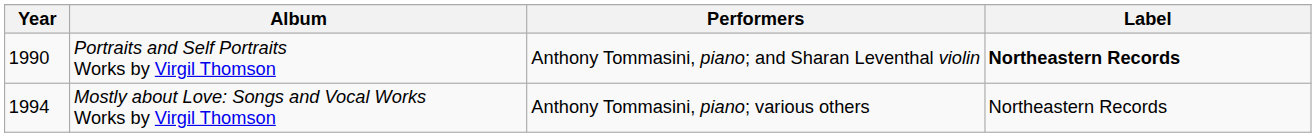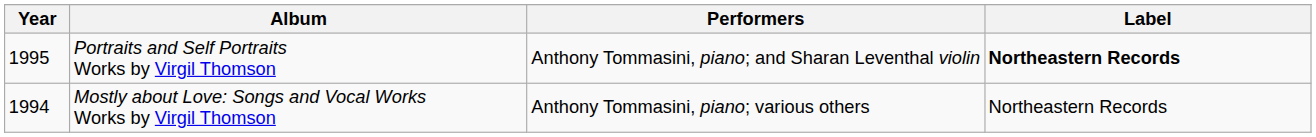(29, 58) 1990 -> (29, 58) 1995
